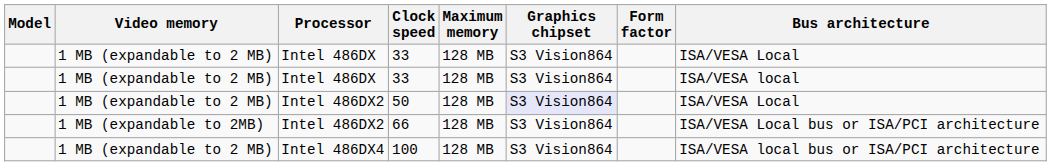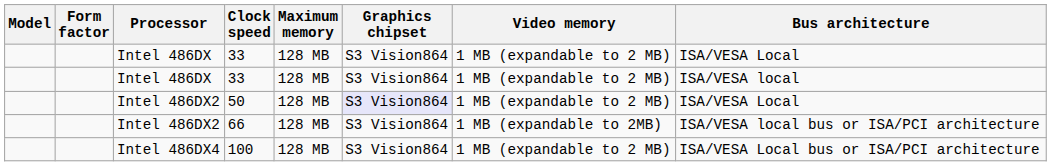columns swapped: (646, 24) <-> (166, 24)
(859, 126) ISA/VESA Local bus or ISA/PCI architecture -> (859, 126) ISA/VESA local bus or ISA/PCI architecture
(859, 149) ISA/VESA local bus or ISA/PCI architecture -> (859, 149) ISA/VESA Local bus or ISA/PCI architecture
